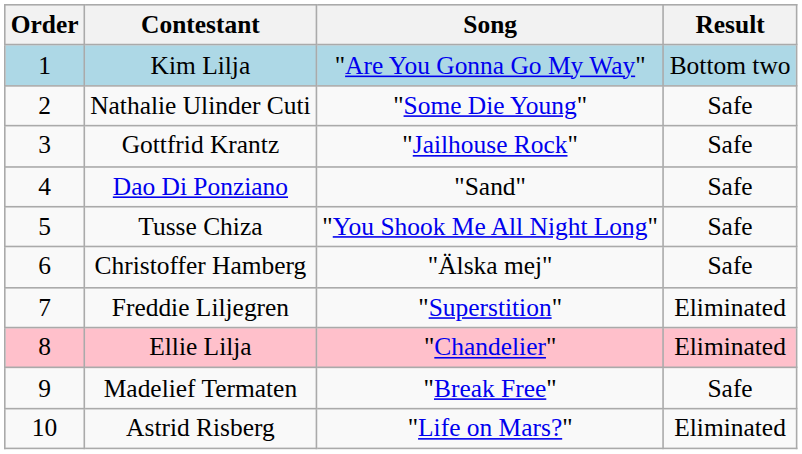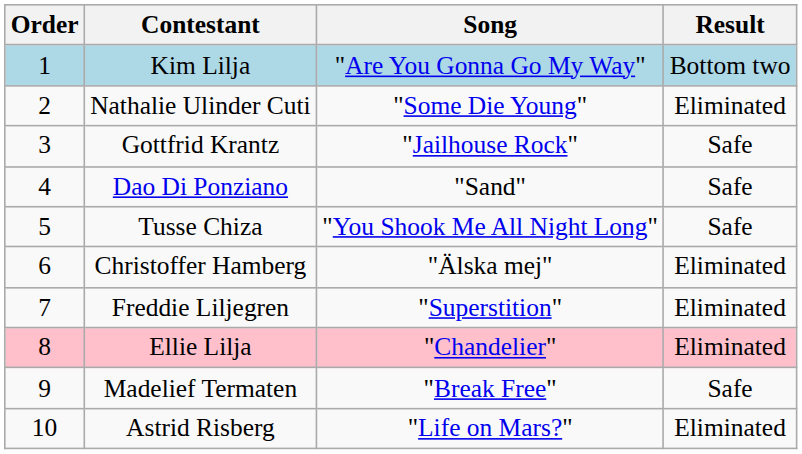(730, 105) Safe -> (730, 105) Eliminated
(730, 266) Safe -> (730, 266) Eliminated
